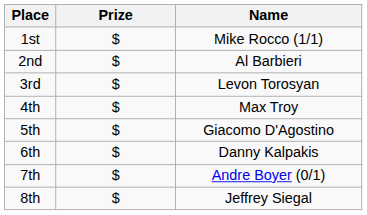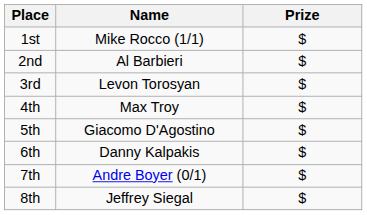columns swapped: (269, 15) <-> (116, 15)
